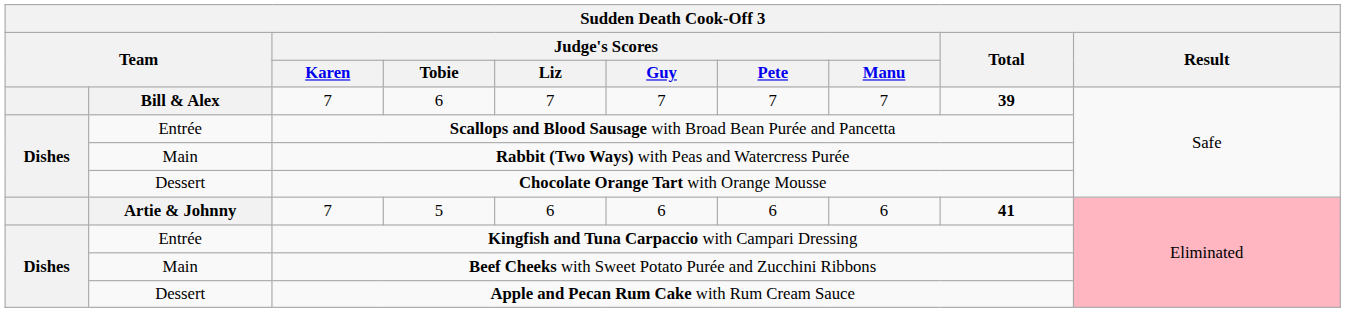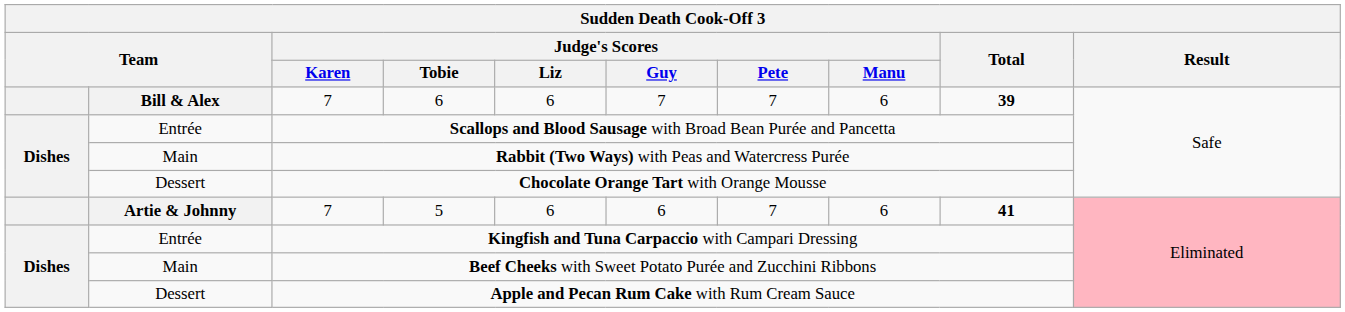(550, 101) 7 -> (550, 101) 6
(884, 101) 7 -> (884, 101) 6
(773, 211) 6 -> (773, 211) 7
